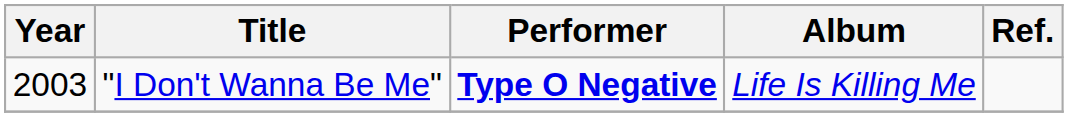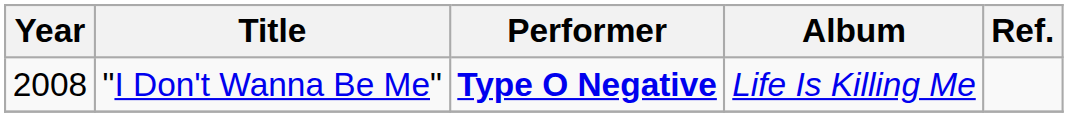(50, 84) 2003 -> (50, 84) 2008
